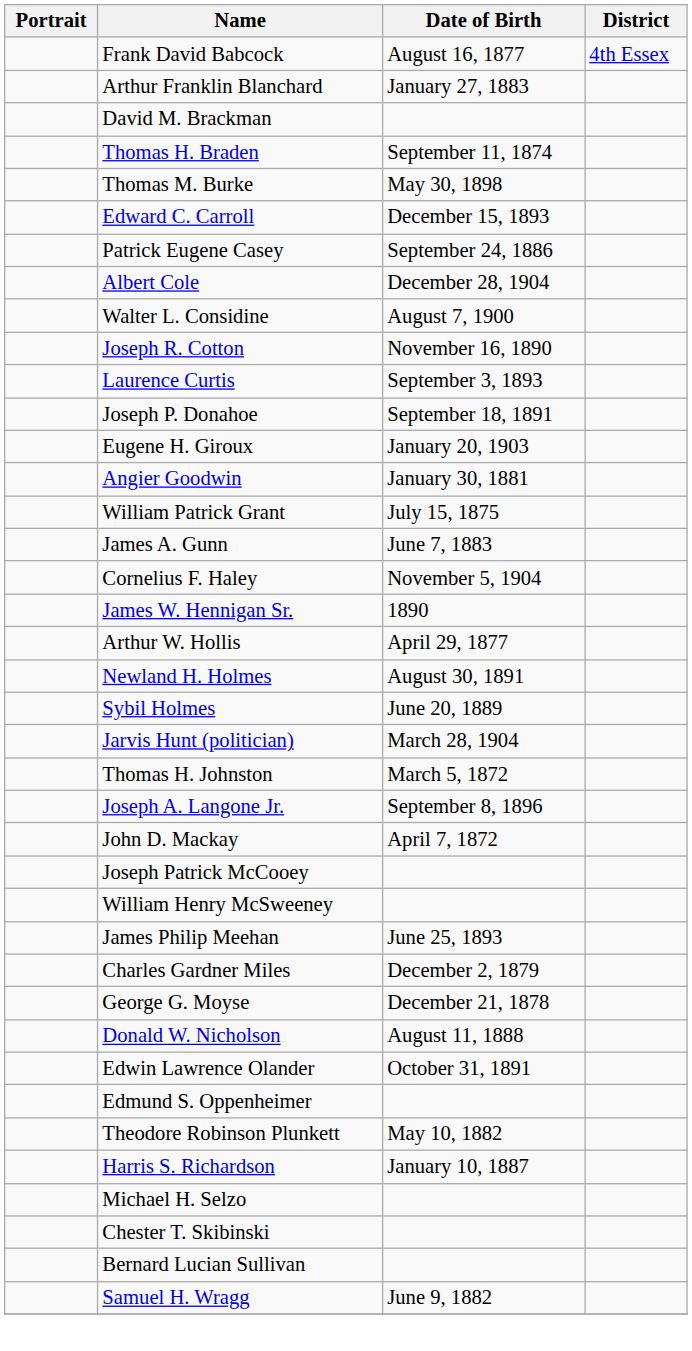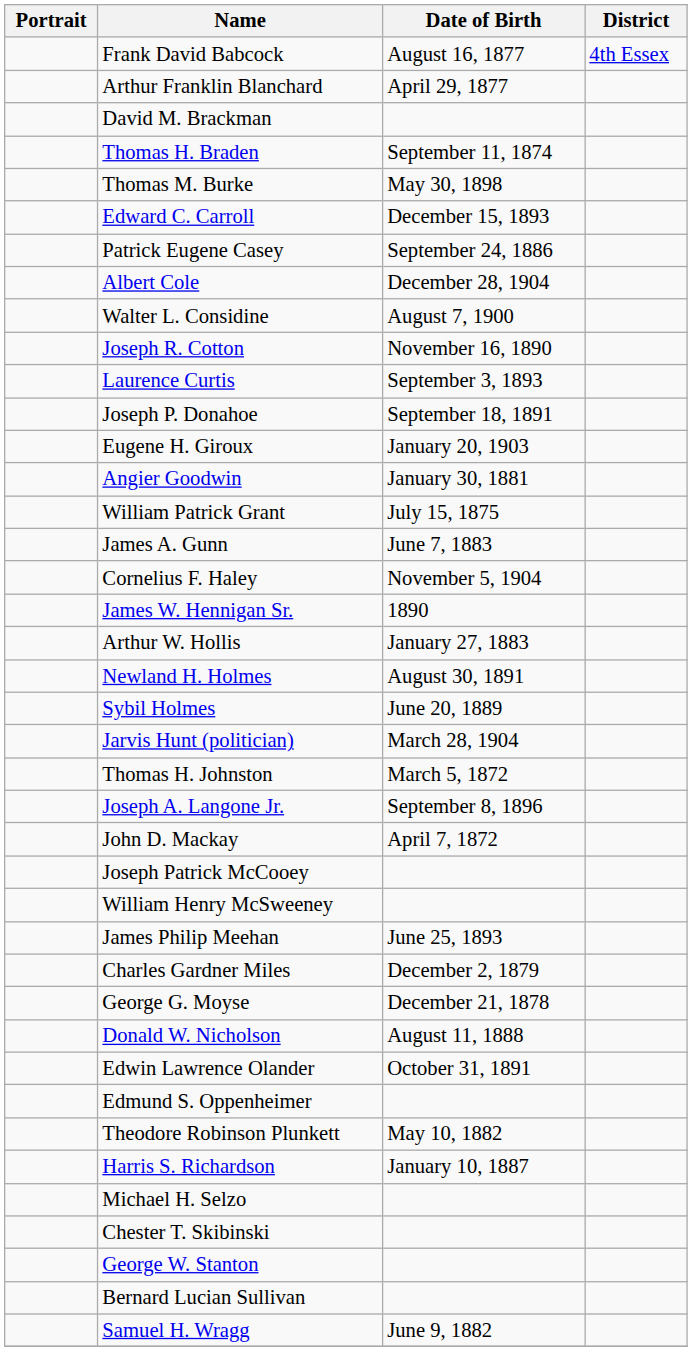(458, 86) January 27, 1883 -> (448, 86) April 29, 1877
(448, 642) April 29, 1877 -> (458, 642) January 27, 1883
+ row: (180, 1264)
